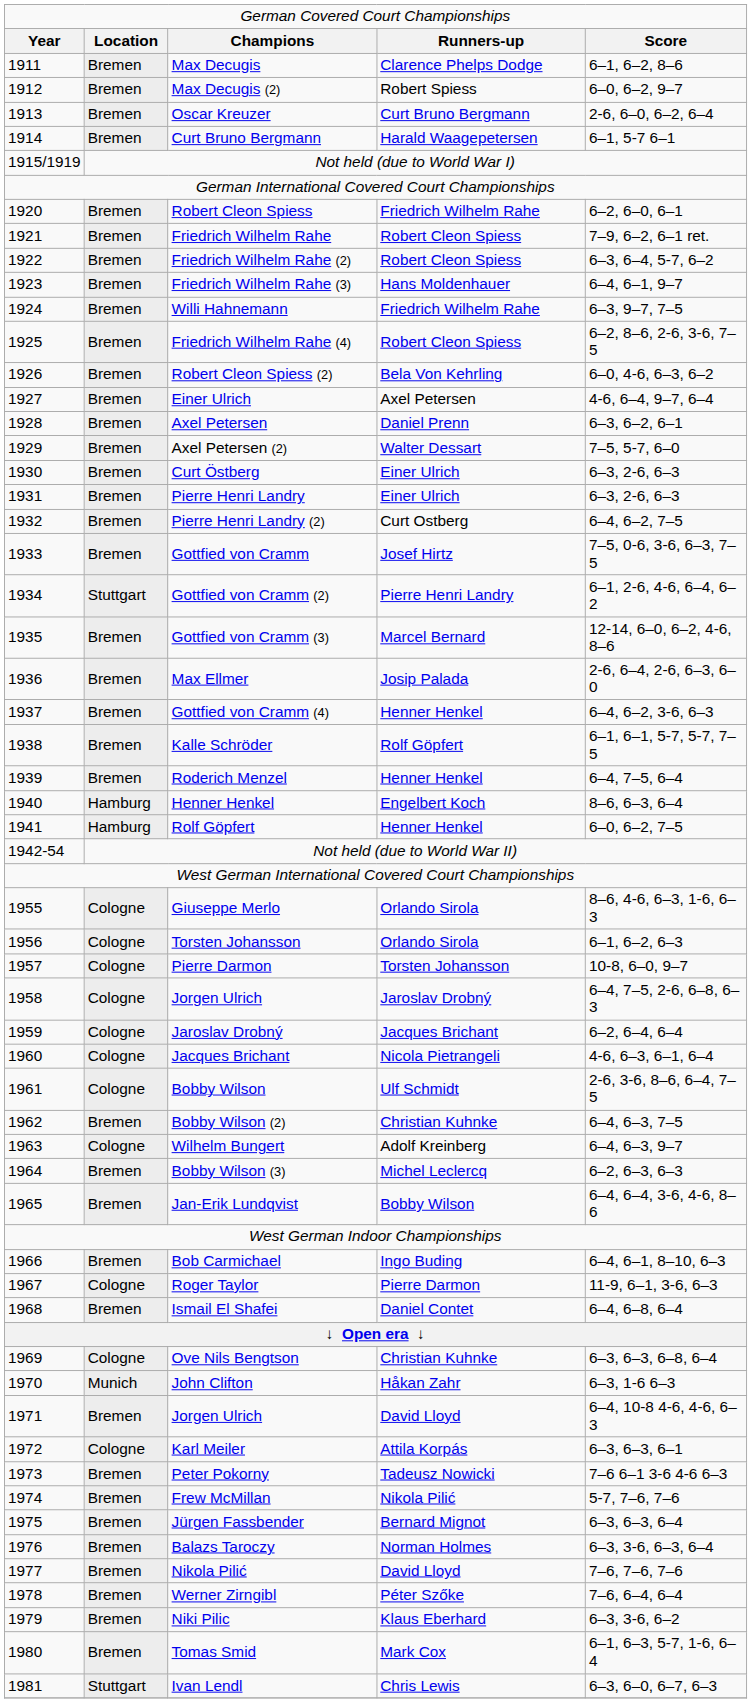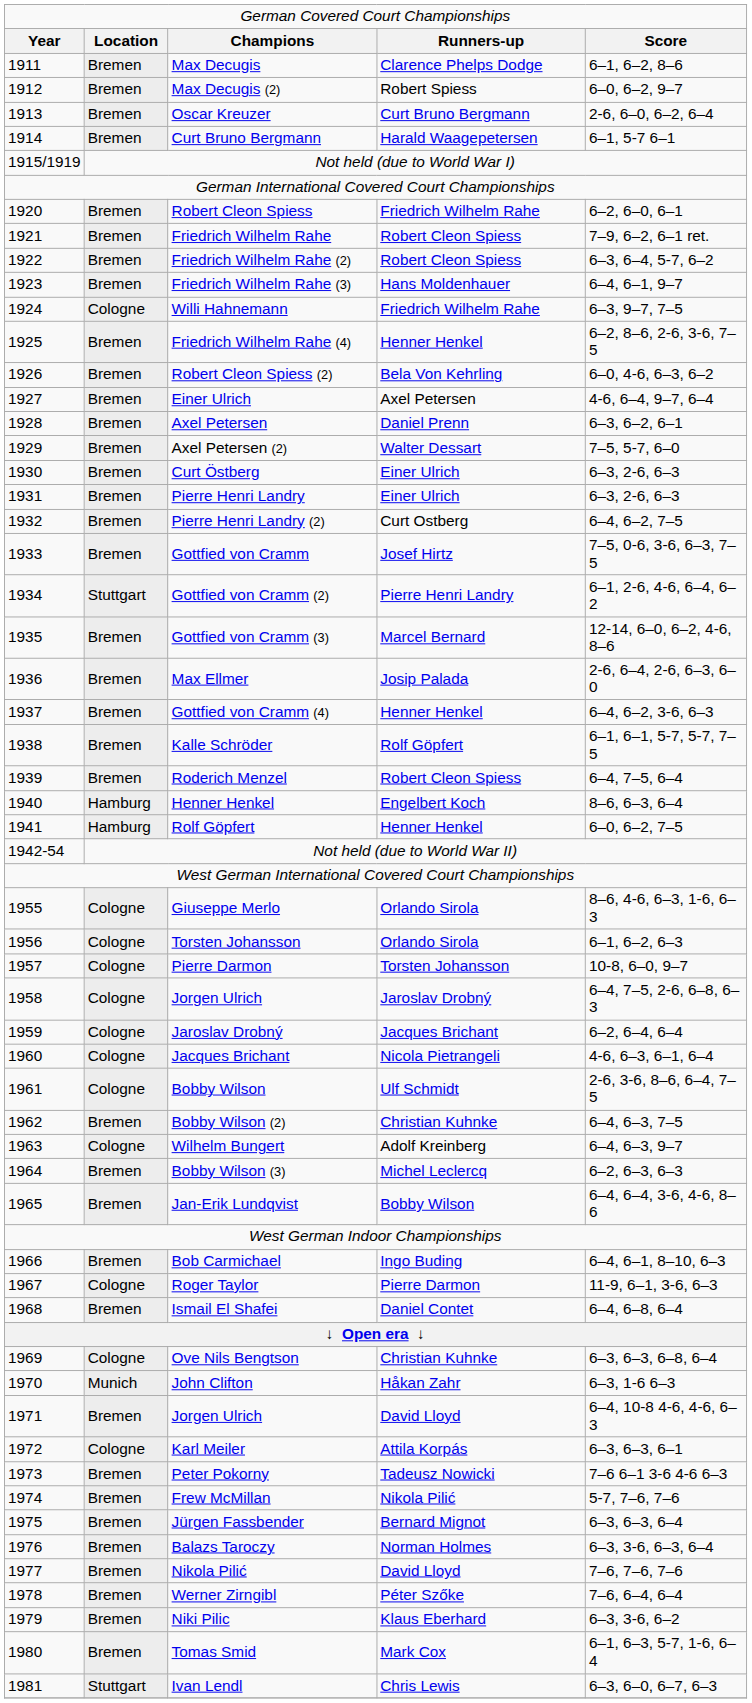(115, 308) Bremen -> (116, 308) Cologne
(451, 342) Robert Cleon Spiess -> (432, 342) Henner Henkel
(432, 778) Henner Henkel -> (451, 778) Robert Cleon Spiess
